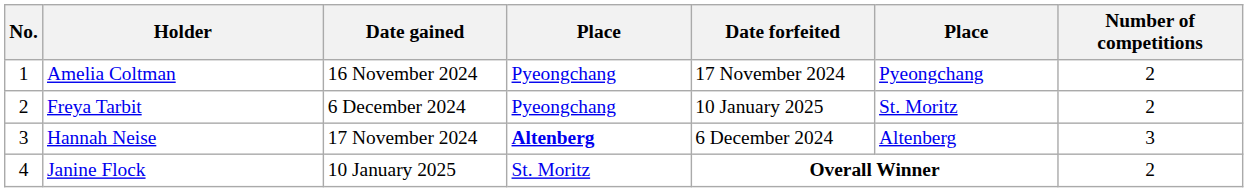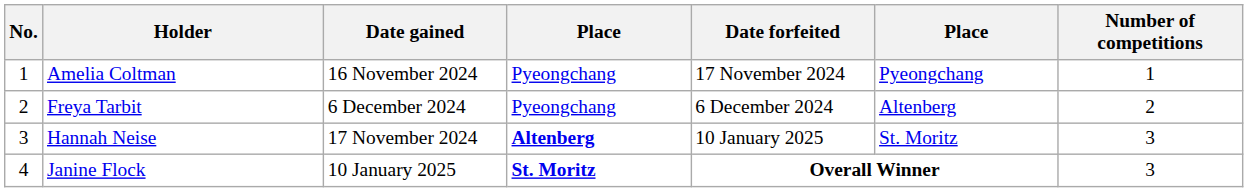(1150, 74) 2 -> (1150, 74) 1
(759, 106) 10 January 2025 -> (764, 106) 6 December 2024
(918, 106) St. Moritz -> (918, 106) Altenberg
(764, 137) 6 December 2024 -> (759, 137) 10 January 2025
(918, 137) Altenberg -> (918, 137) St. Moritz
(551, 169) normal -> (554, 169) bold
(1150, 169) 2 -> (1150, 169) 3
